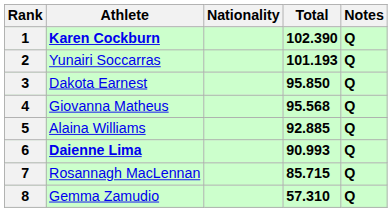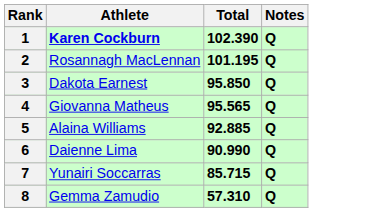- column: (243, 15)
(105, 60) Yunairi Soccarras -> (125, 60) Rosannagh MacLennan
(312, 60) 101.193 -> (233, 60) 101.195
(308, 106) 95.568 -> (229, 106) 95.565
(95, 151) bold -> (93, 151) normal
(308, 151) 90.993 -> (229, 151) 90.990
(125, 173) Rosannagh MacLennan -> (105, 173) Yunairi Soccarras
